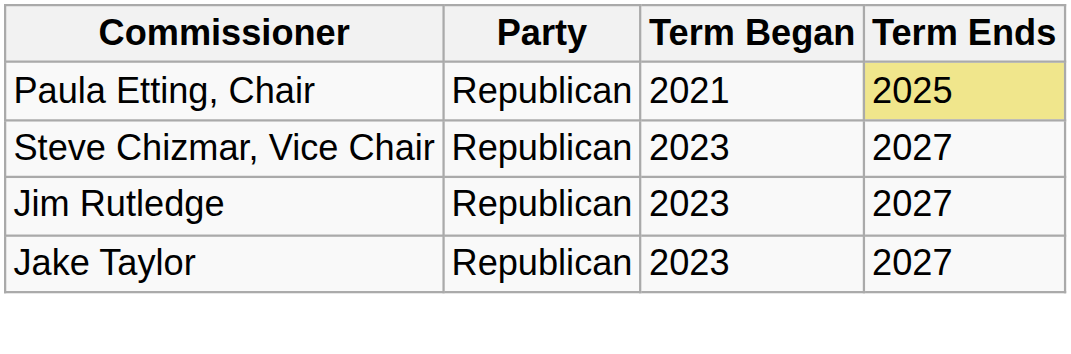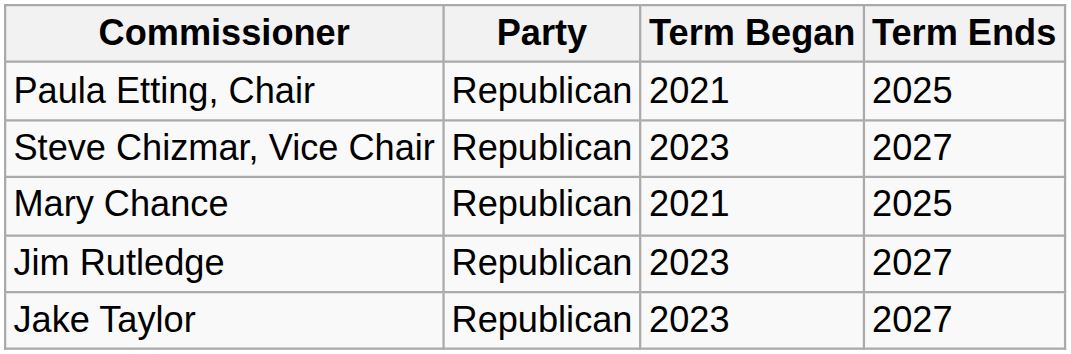(912, 90) khaki background -> (912, 90) no background
+ row: (121, 205)
